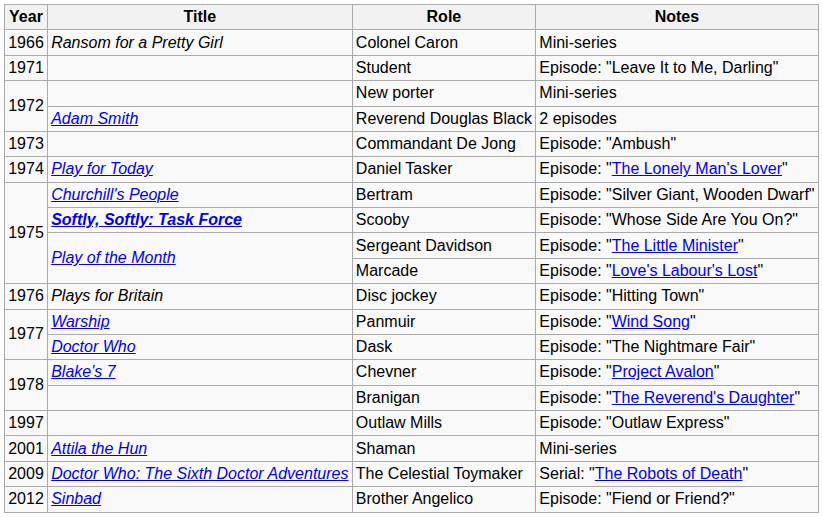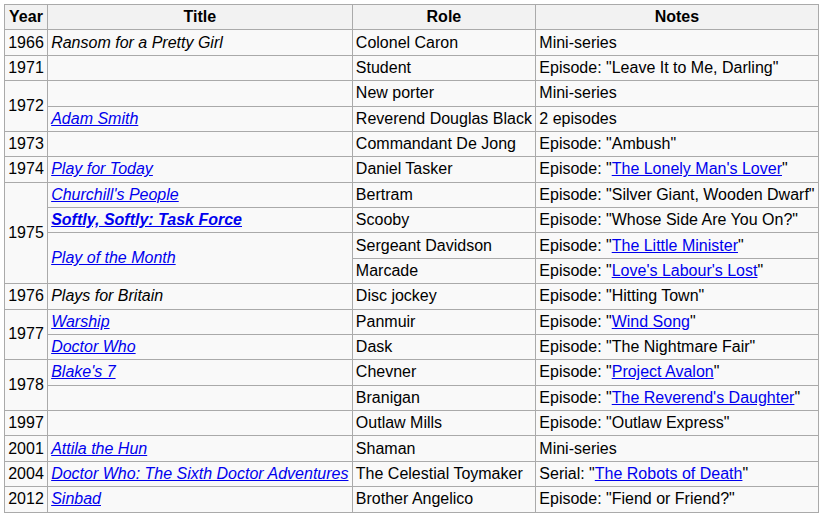(26, 473) 2009 -> (26, 473) 2004
